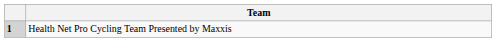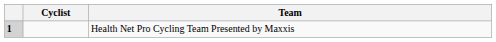+ column: (56, 13)
